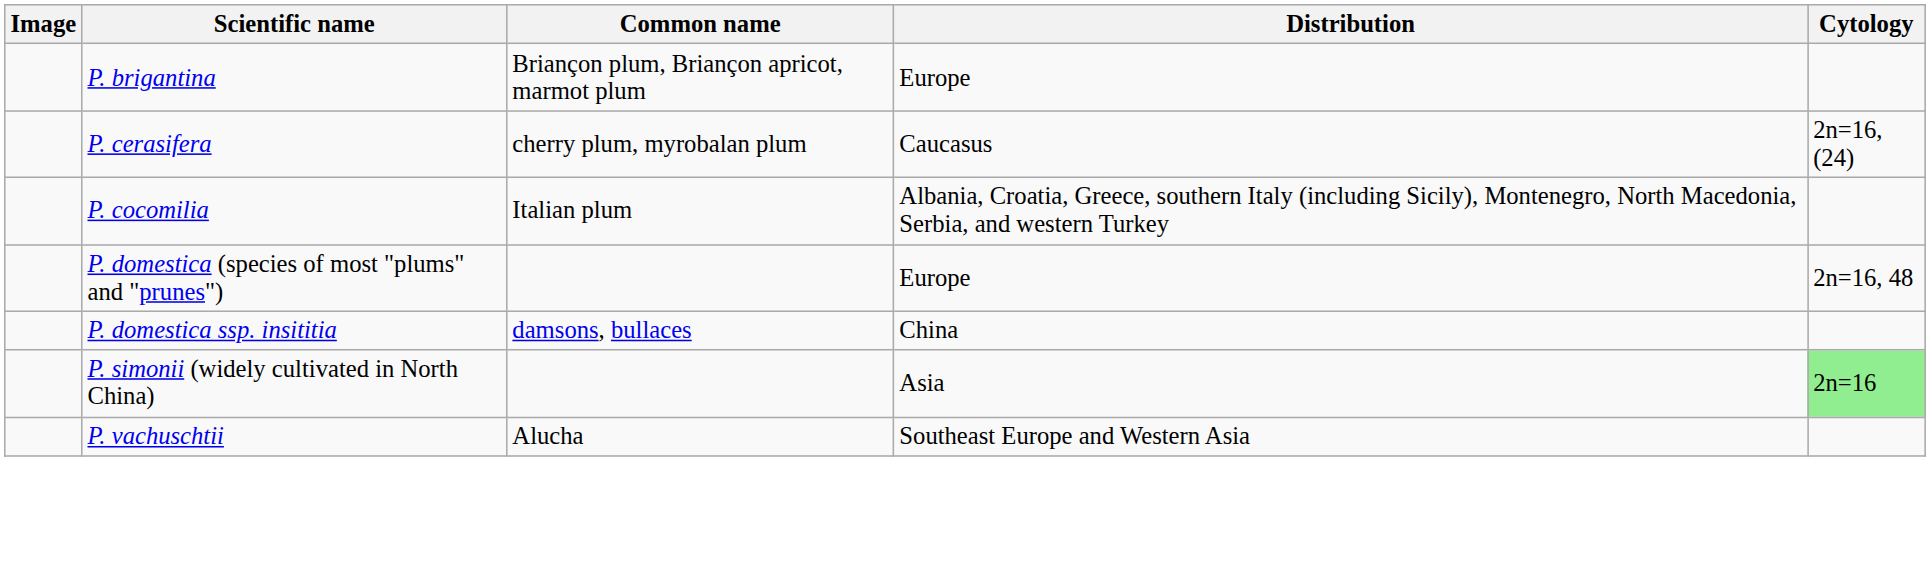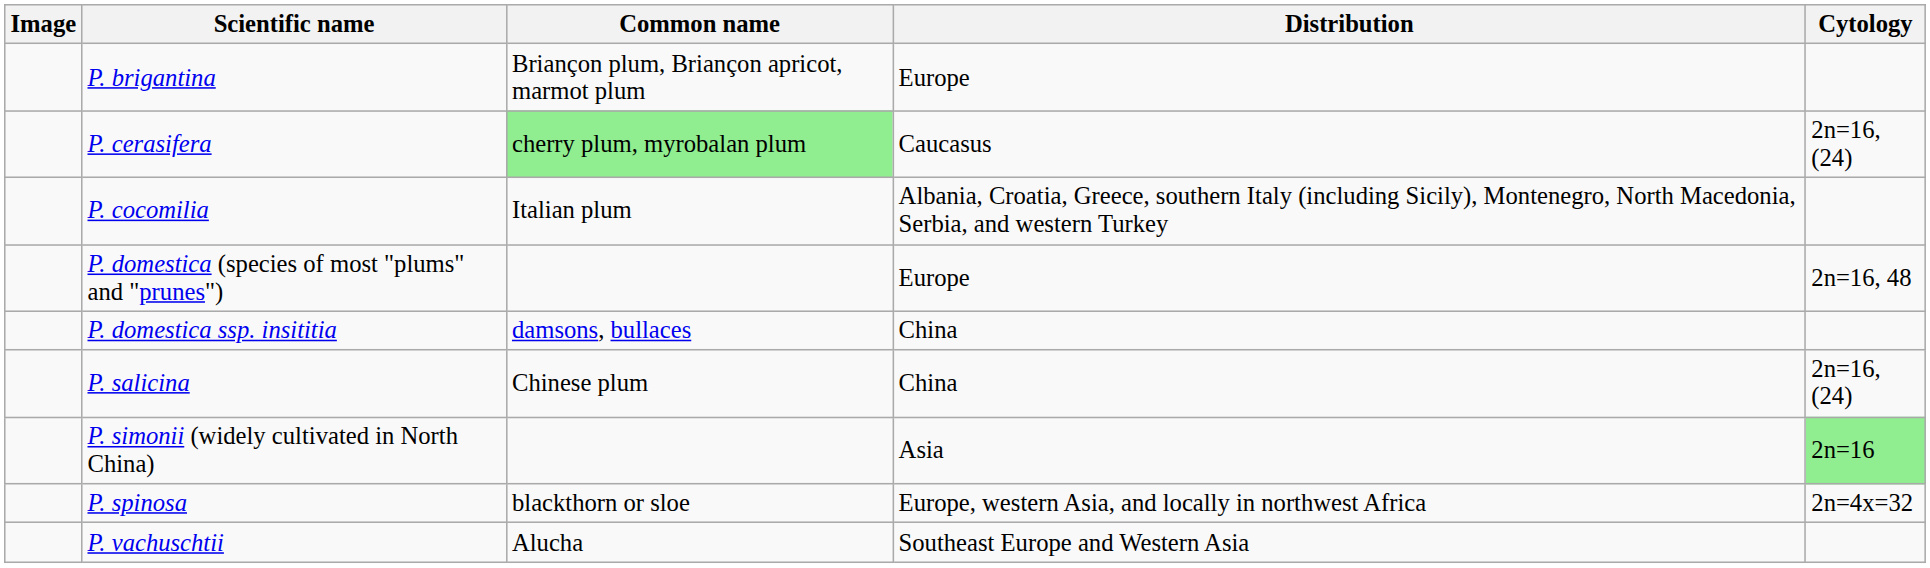(659, 143) no background -> (659, 143) lightgreen background
+ row: (139, 383)
+ row: (137, 502)
